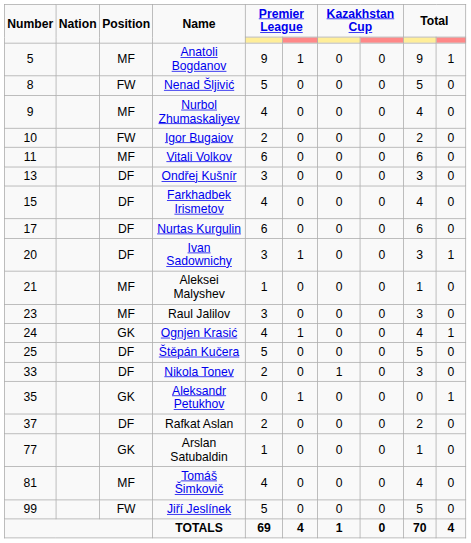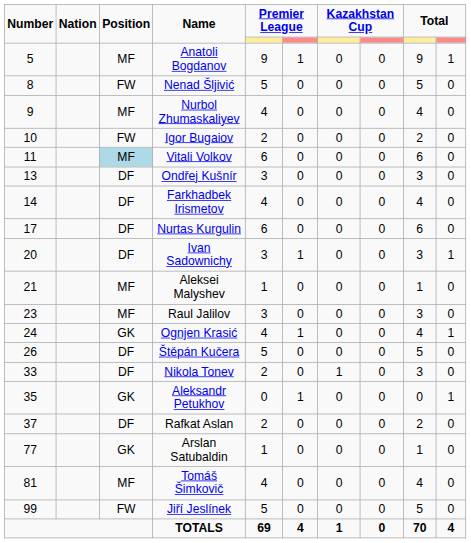(126, 157) no background -> (126, 157) lightblue background
(30, 202) 15 -> (30, 202) 14
(30, 352) 25 -> (30, 352) 26
